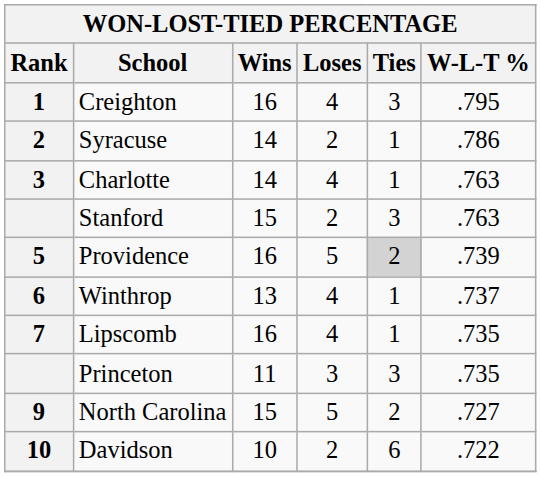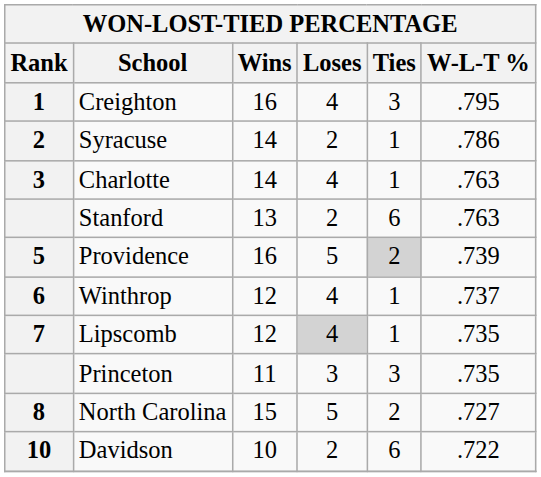(265, 218) 15 -> (265, 218) 13
(394, 218) 3 -> (394, 218) 6
(265, 295) 13 -> (265, 295) 12
(265, 334) 16 -> (265, 334) 12
(332, 334) no background -> (332, 334) lightgrey background
(39, 412) 9 -> (39, 412) 8
